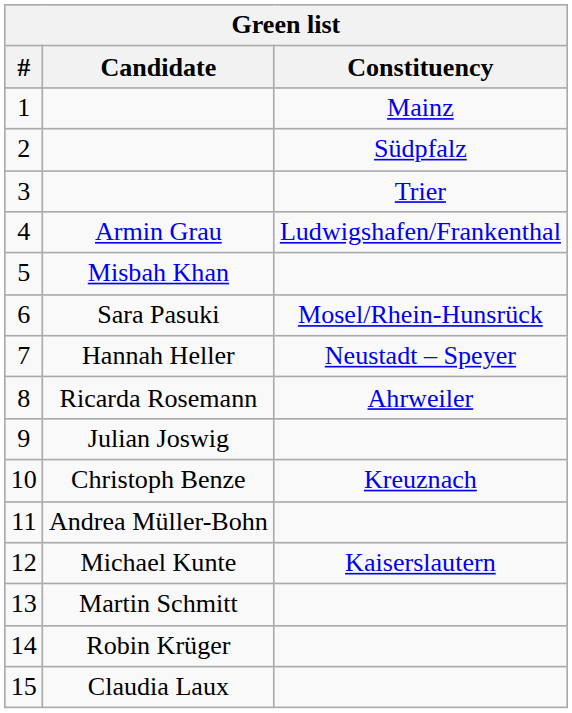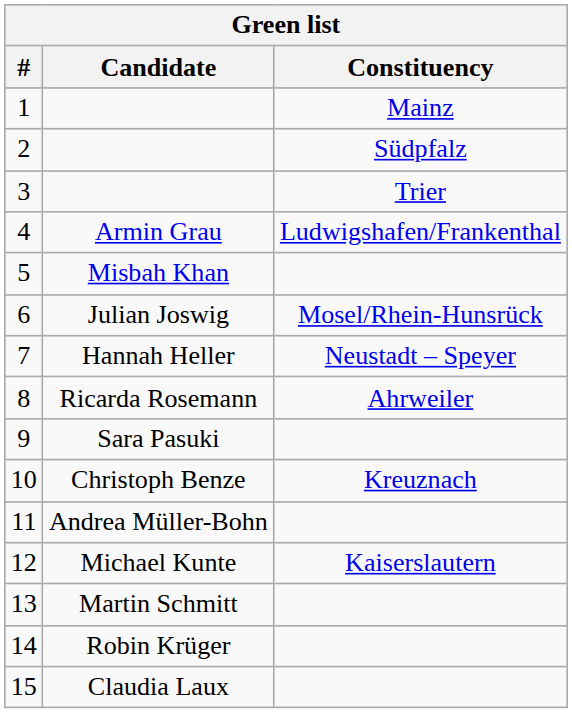(158, 314) Sara Pasuki -> (158, 314) Julian Joswig
(158, 438) Julian Joswig -> (158, 438) Sara Pasuki
